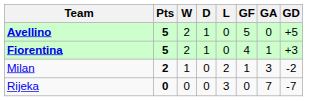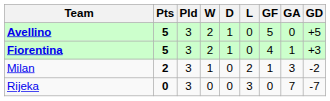+ column: (189, 13)
